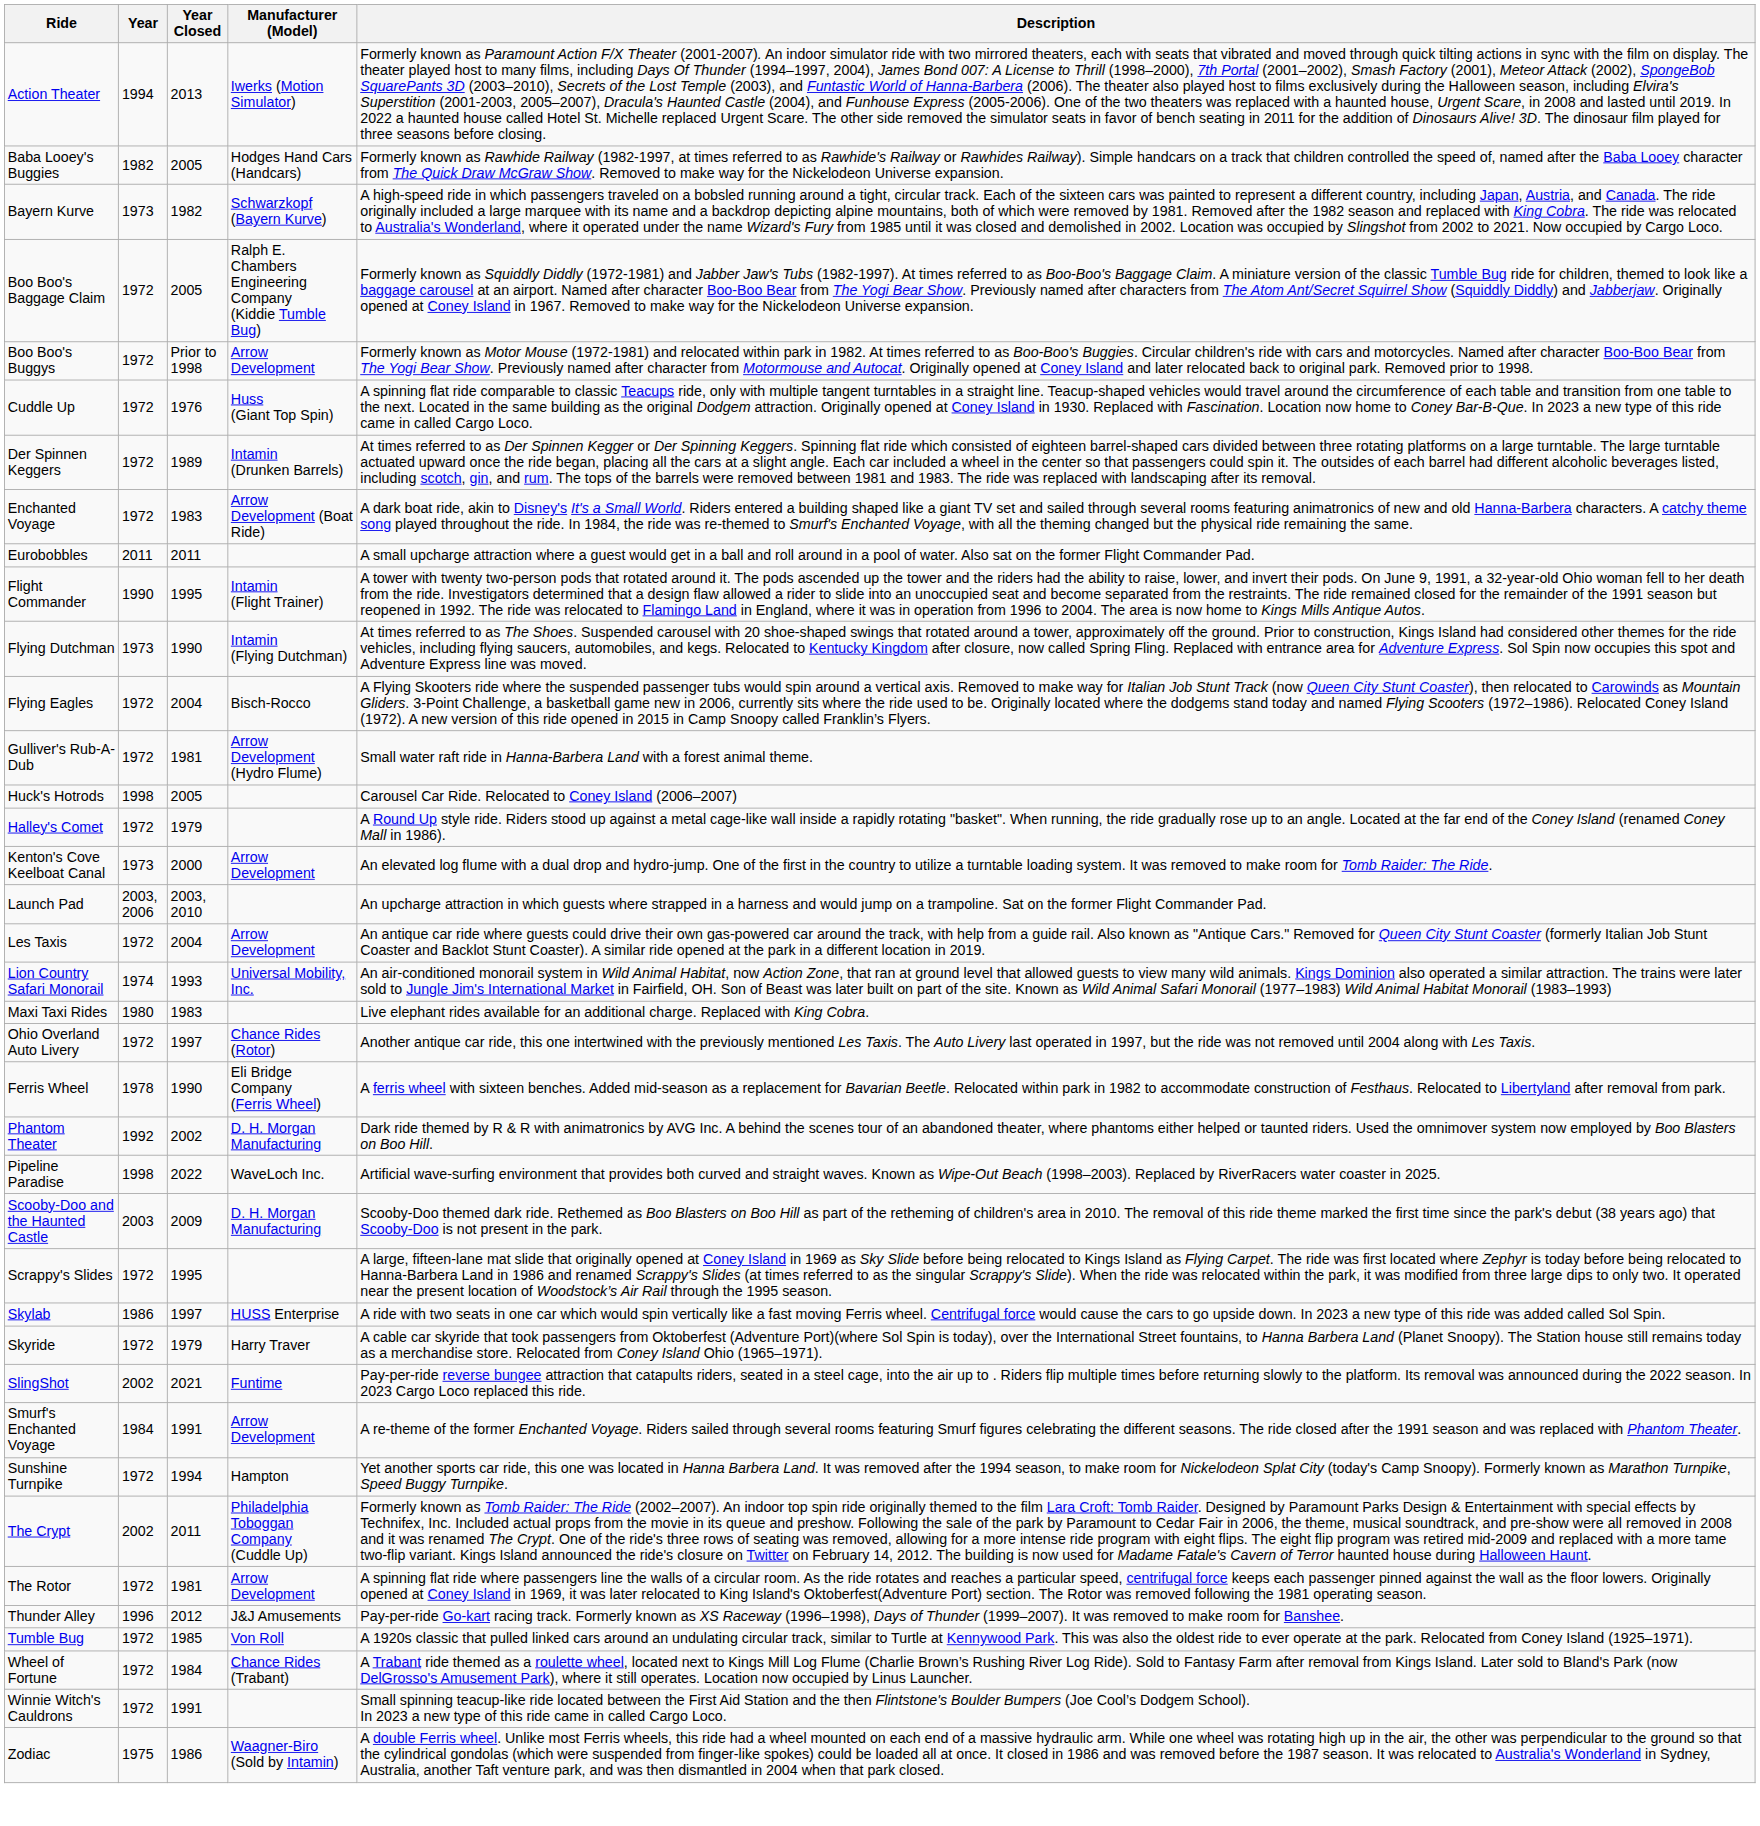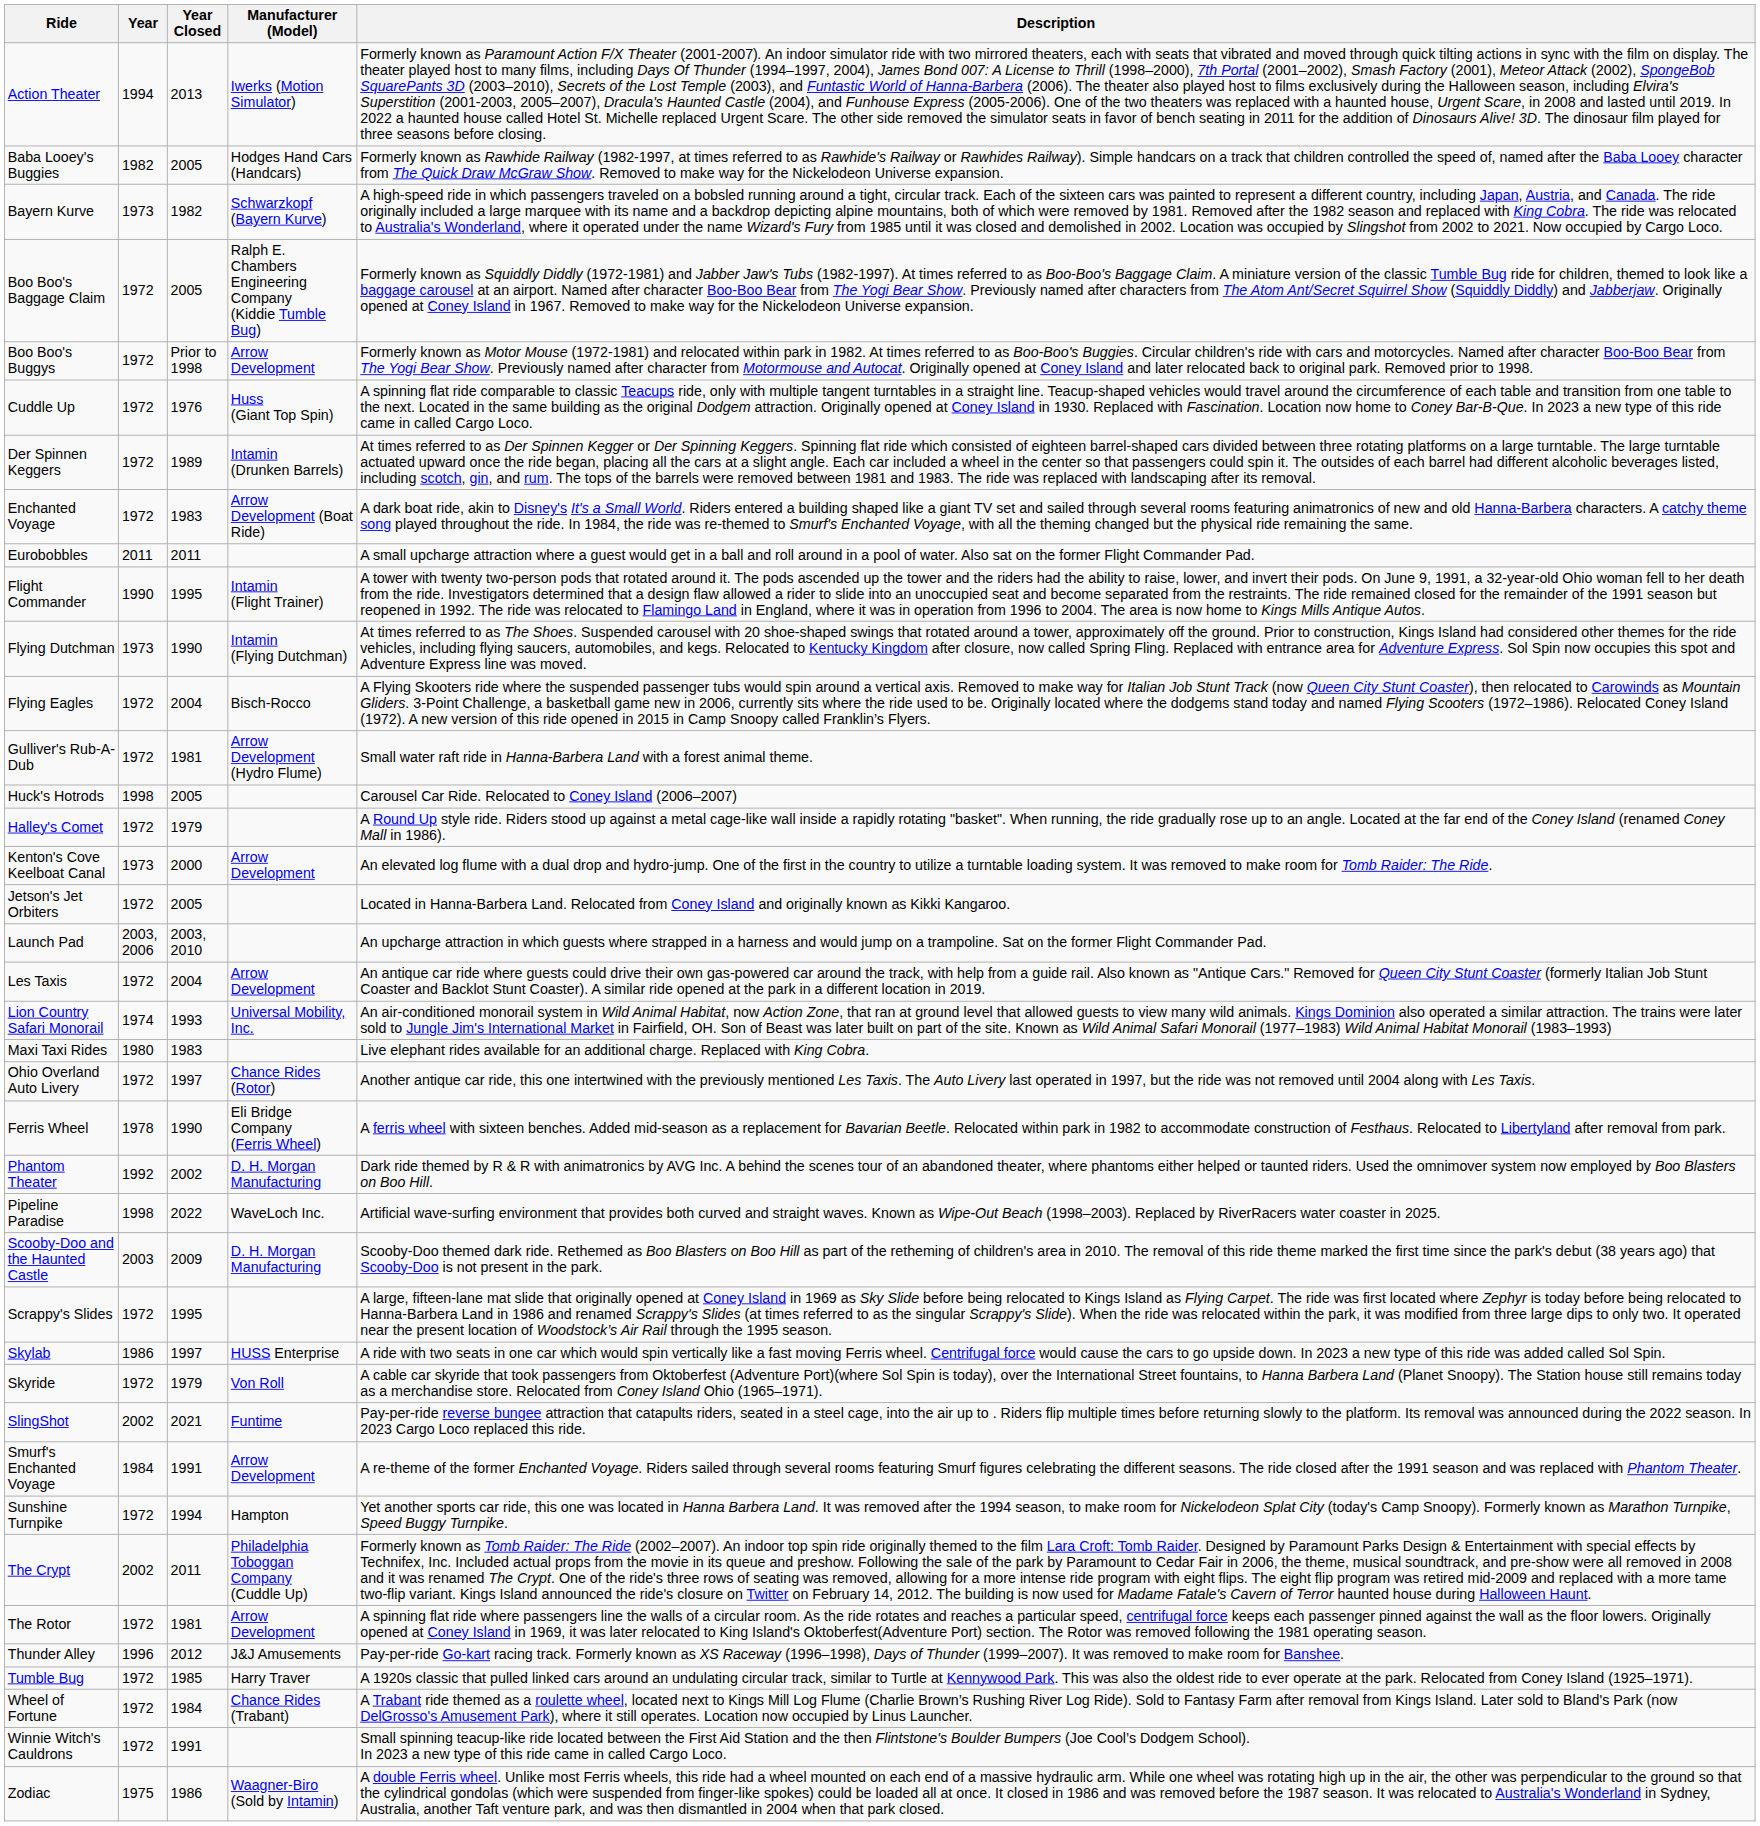+ row: (45, 904)
(270, 1345) Harry Traver -> (257, 1383) Von Roll
(257, 1639) Von Roll -> (270, 1677) Harry Traver
